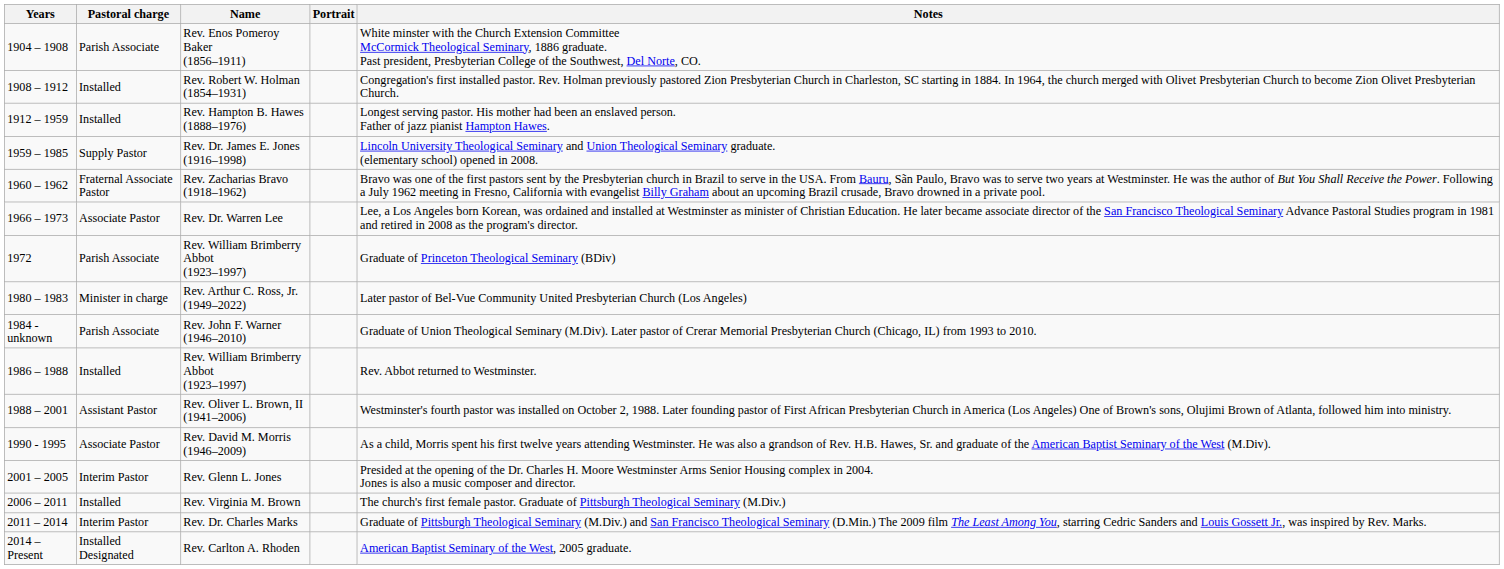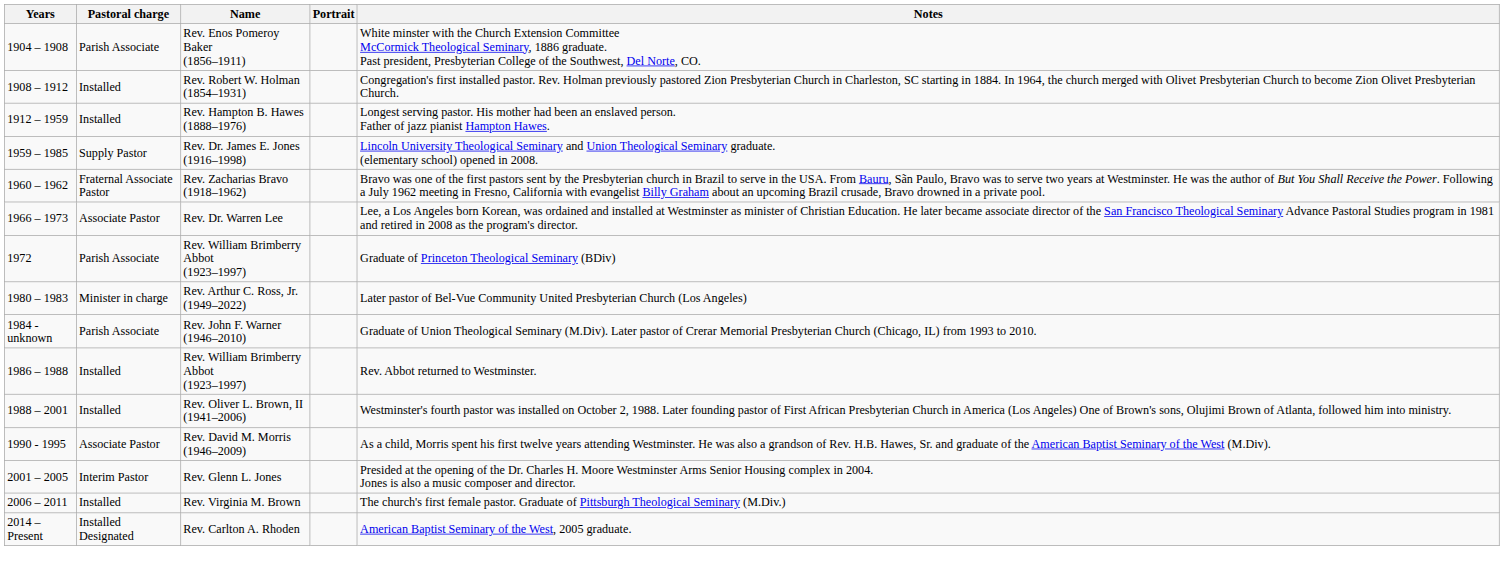(118, 410) Assistant Pastor -> (100, 410) Installed
- row: (37, 522)
